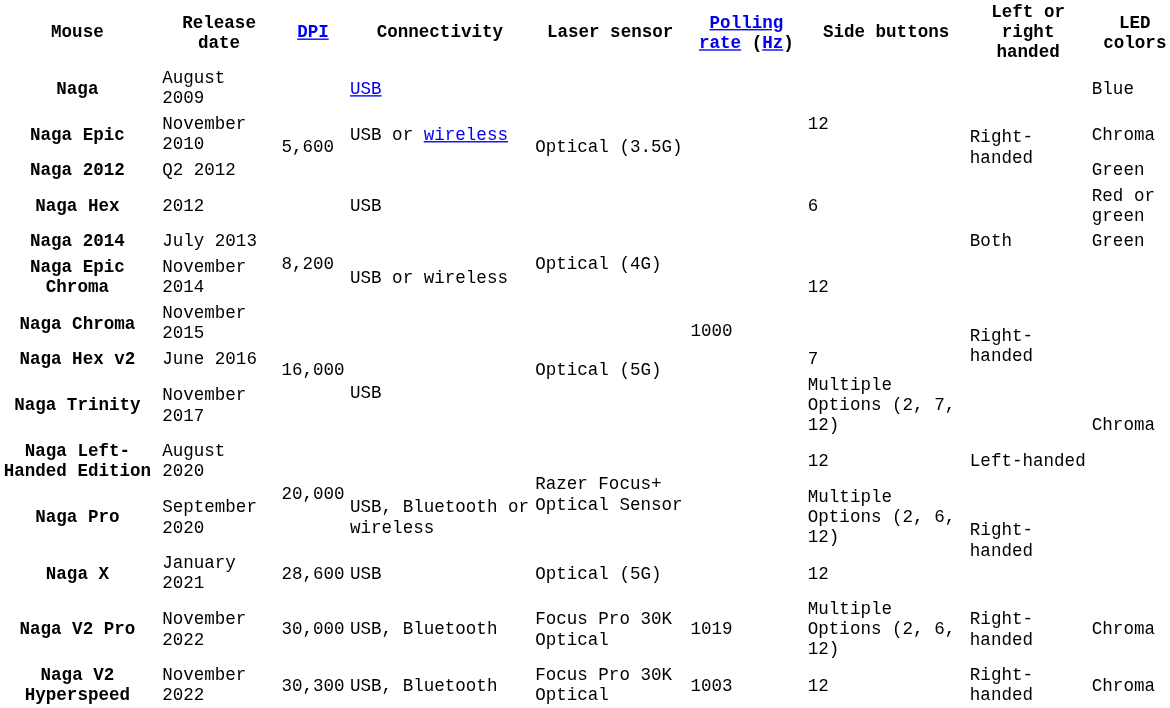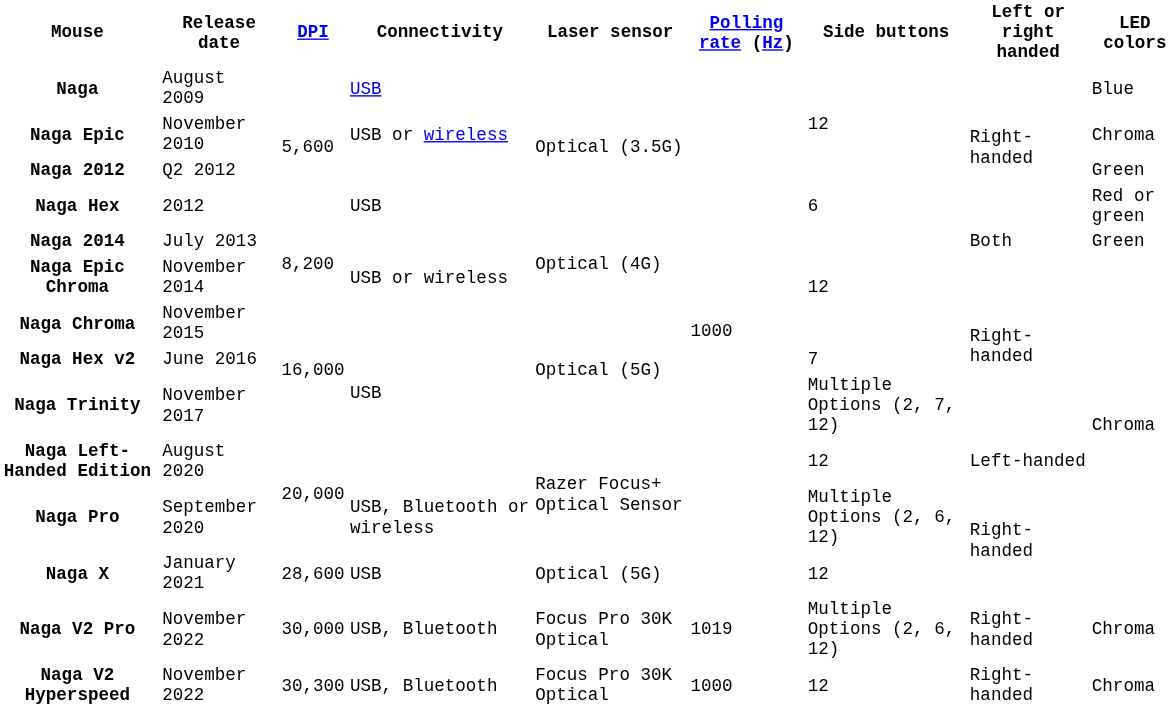(712, 685) 1003 -> (712, 685) 1000
